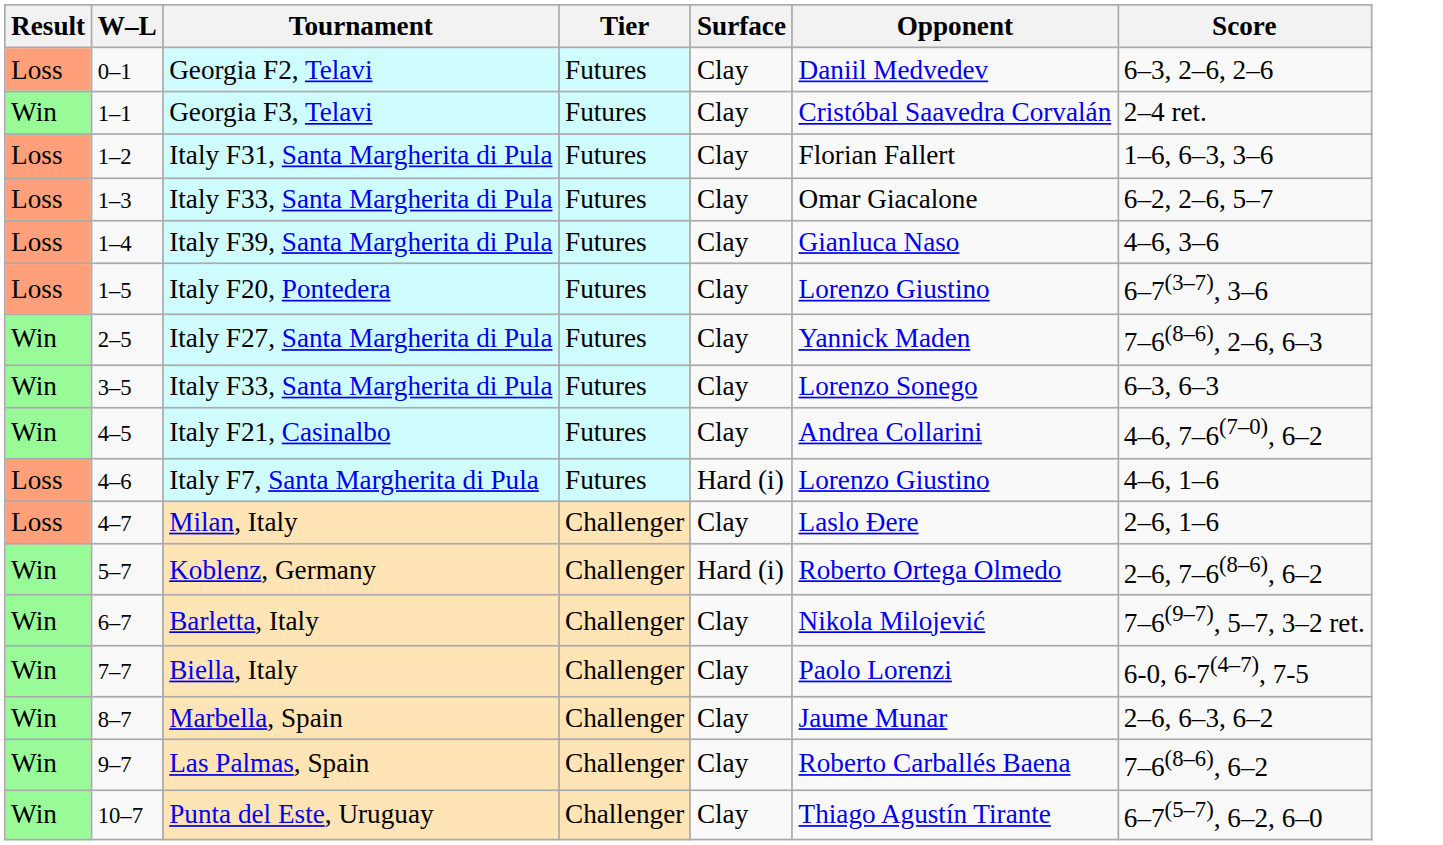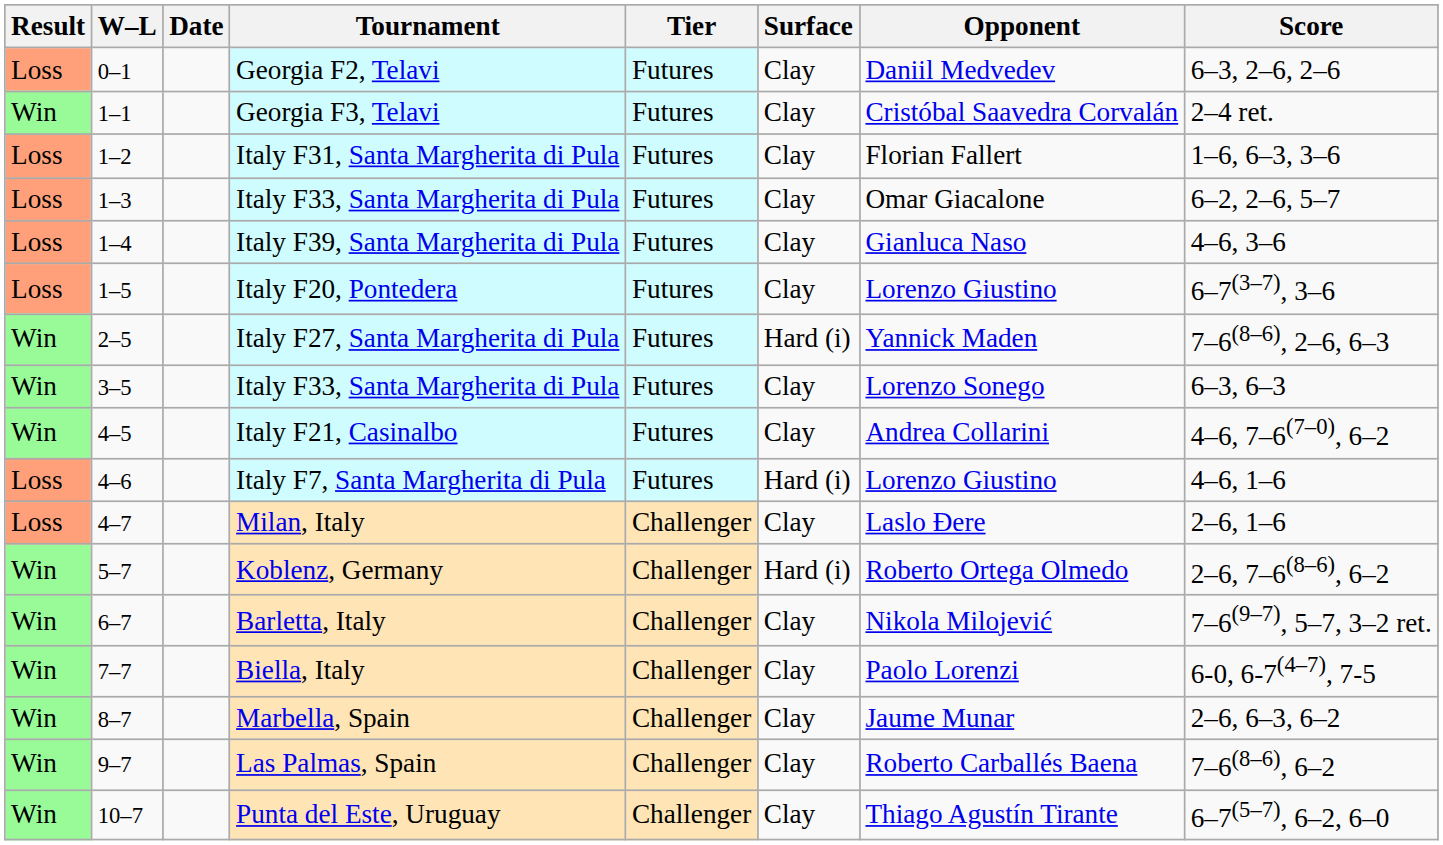+ column: (196, 26)
(723, 339) Clay -> (807, 339) Hard (i)
